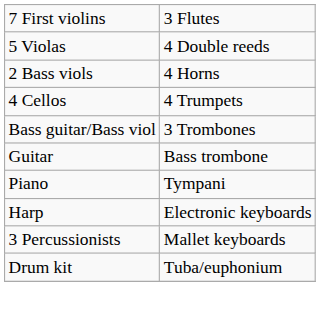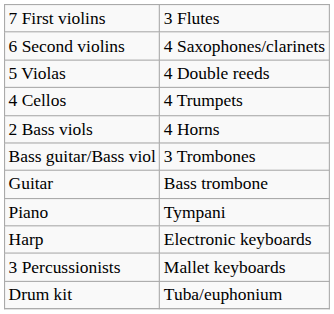+ row: (67, 45)
rows swapped: (37, 101) <-> (51, 73)
